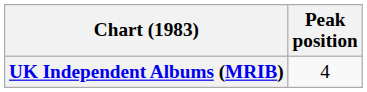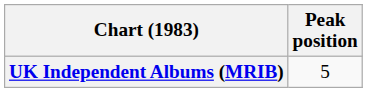(325, 71) 4 -> (325, 71) 5
